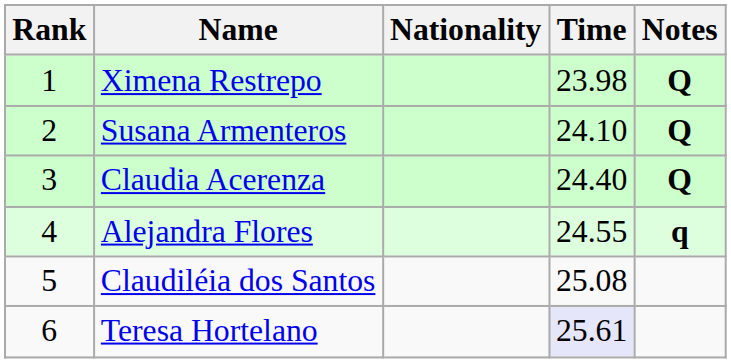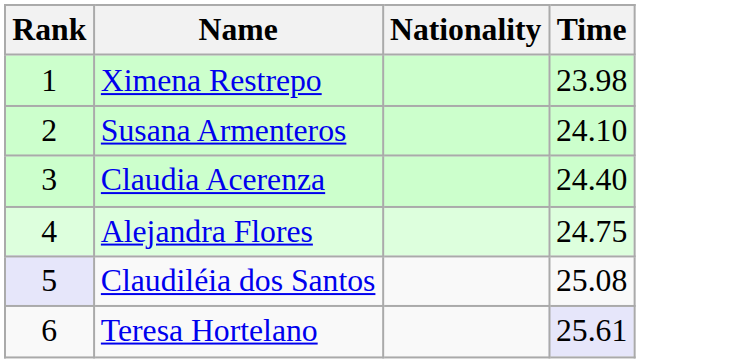- column: (680, 29)
(592, 230) 24.55 -> (592, 230) 24.75
(49, 280) no background -> (49, 280) lavender background
